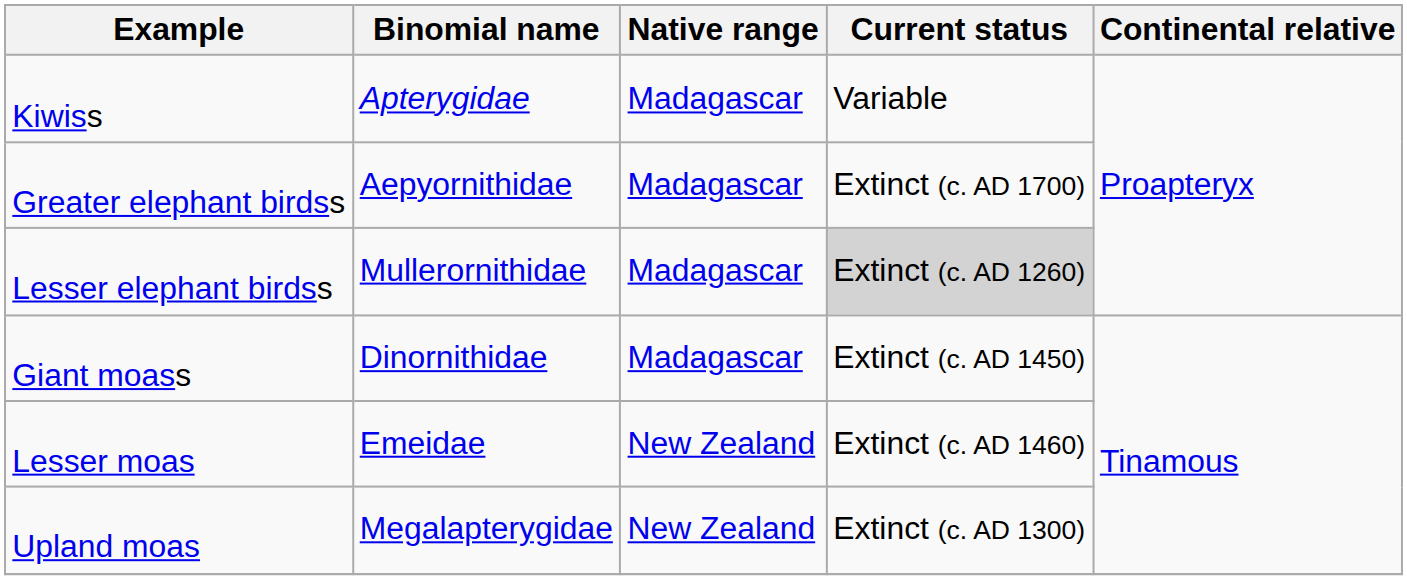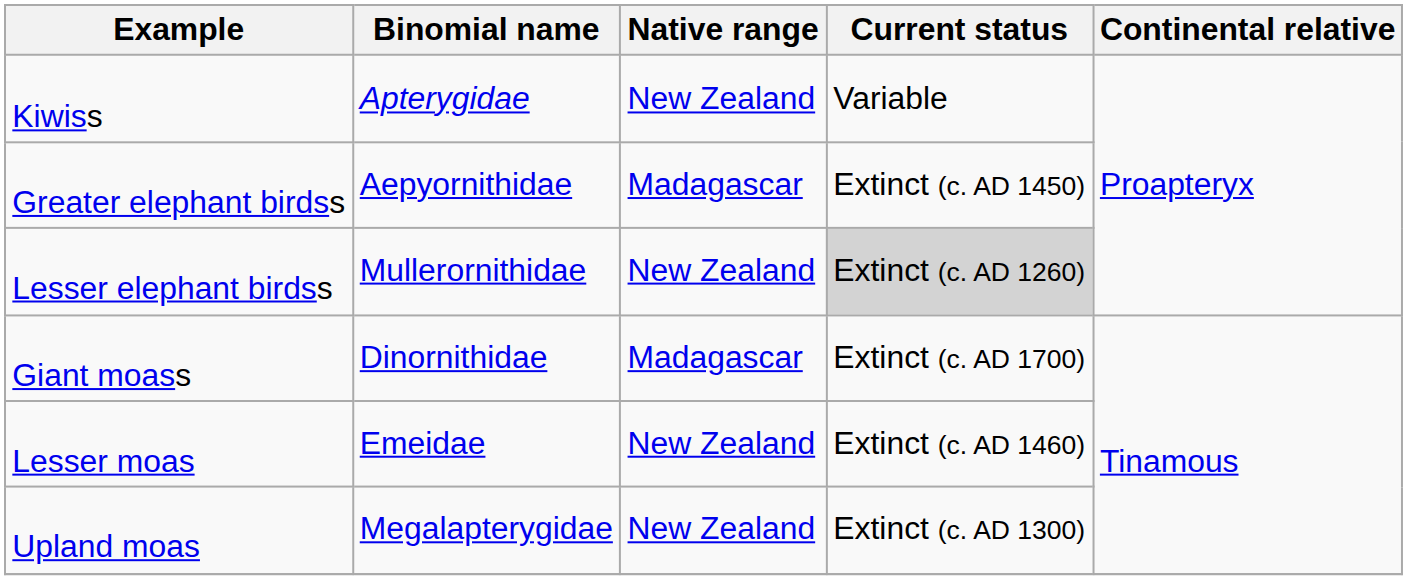(715, 98) Madagascar -> (721, 98) New Zealand
(959, 184) Extinct (c. AD 1700) -> (959, 184) Extinct (c. AD 1450)
(715, 270) Madagascar -> (721, 270) New Zealand
(959, 357) Extinct (c. AD 1450) -> (959, 357) Extinct (c. AD 1700)
